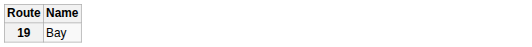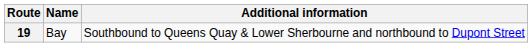+ column: (304, 13)
